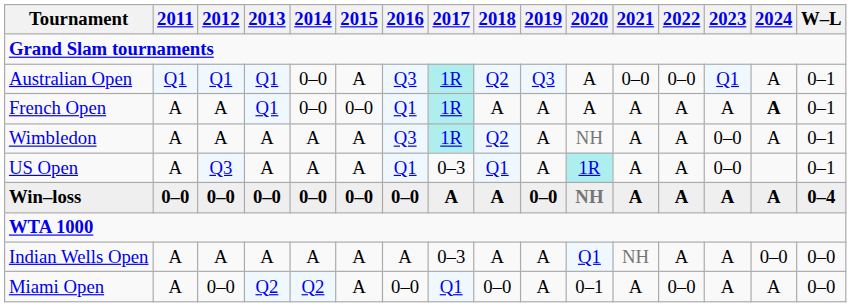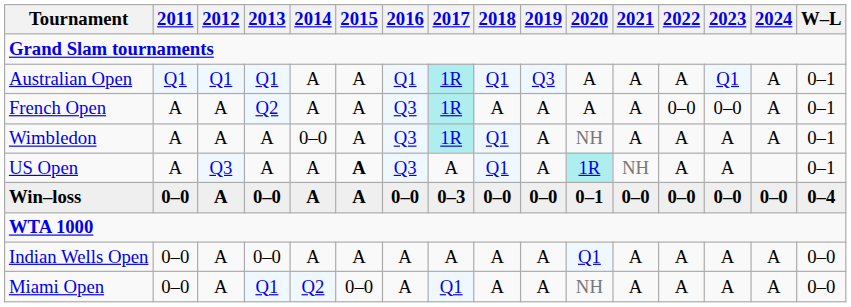(313, 78) 0–0 -> (313, 78) A
(405, 78) Q3 -> (405, 78) Q1
(497, 78) Q2 -> (497, 78) Q1
(635, 78) 0–0 -> (635, 78) A
(682, 78) 0–0 -> (682, 78) A
(267, 108) Q1 -> (267, 108) Q2
(313, 108) 0–0 -> (313, 108) A
(359, 108) 0–0 -> (359, 108) A
(405, 108) Q1 -> (405, 108) Q3
(682, 108) A -> (682, 108) 0–0
(728, 108) A -> (728, 108) 0–0
(774, 108) bold -> (774, 108) normal
(313, 138) A -> (313, 138) 0–0
(497, 138) Q2 -> (497, 138) Q1
(728, 138) 0–0 -> (728, 138) A
(359, 167) normal -> (359, 167) bold
(405, 167) Q1 -> (405, 167) Q3
(451, 167) 0–3 -> (451, 167) A
(635, 167) A -> (635, 167) NH
(728, 167) 0–0 -> (728, 167) A
(221, 197) 0–0 -> (221, 197) A
(313, 197) 0–0 -> (313, 197) A
(359, 197) 0–0 -> (359, 197) A
(451, 197) A -> (451, 197) 0–3
(497, 197) A -> (497, 197) 0–0
(589, 197) NH -> (589, 197) 0–1
(635, 197) A -> (635, 197) 0–0
(682, 197) A -> (682, 197) 0–0
(728, 197) A -> (728, 197) 0–0
(774, 197) A -> (774, 197) 0–0
(175, 256) A -> (175, 256) 0–0
(267, 256) A -> (267, 256) 0–0
(451, 256) 0–3 -> (451, 256) A
(635, 256) NH -> (635, 256) A
(774, 256) 0–0 -> (774, 256) A
(175, 286) A -> (175, 286) 0–0
(221, 286) 0–0 -> (221, 286) A
(267, 286) Q2 -> (267, 286) Q1
(359, 286) A -> (359, 286) 0–0
(405, 286) 0–0 -> (405, 286) A
(497, 286) 0–0 -> (497, 286) A
(589, 286) 0–1 -> (589, 286) NH
(682, 286) 0–0 -> (682, 286) A
